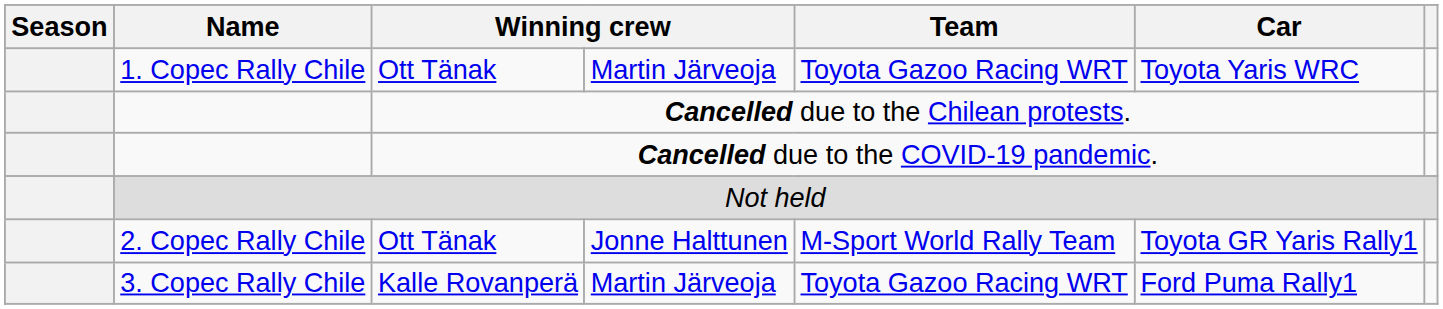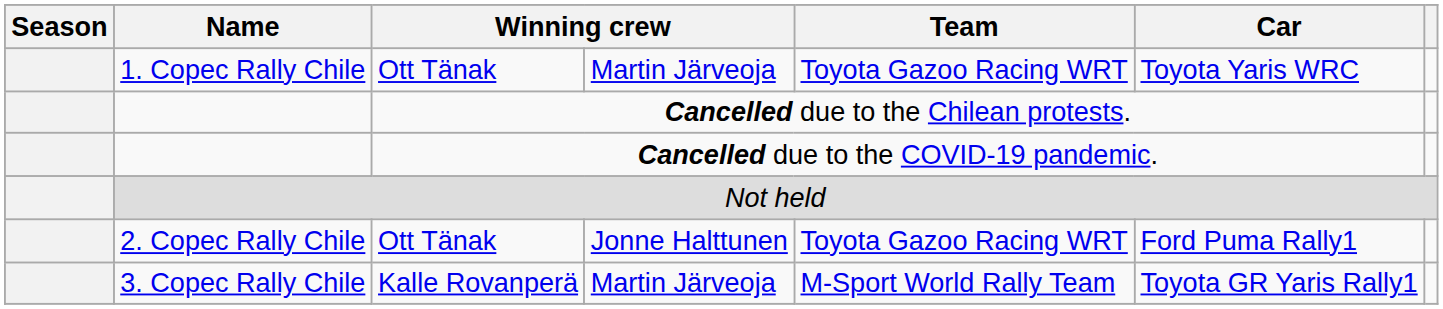(958, 241) M-Sport World Rally Team -> (964, 241) Toyota Gazoo Racing WRT
(1279, 241) Toyota GR Yaris Rally1 -> (1249, 241) Ford Puma Rally1
(964, 283) Toyota Gazoo Racing WRT -> (958, 283) M-Sport World Rally Team
(1249, 283) Ford Puma Rally1 -> (1279, 283) Toyota GR Yaris Rally1
